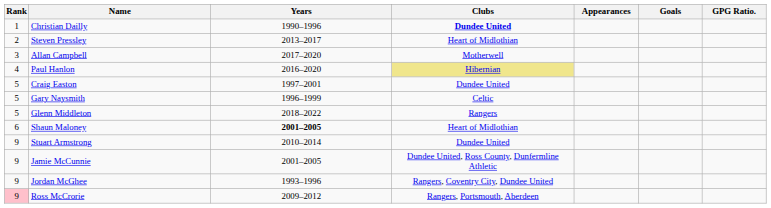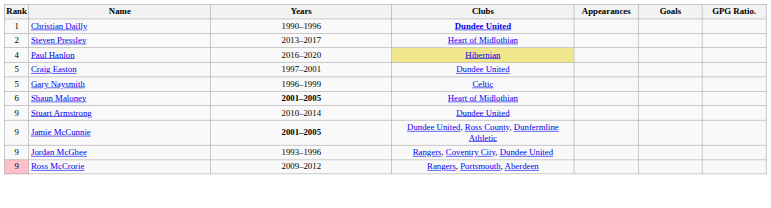- row: (59, 55)
- row: (61, 113)
(301, 162) normal -> (301, 133) bold
